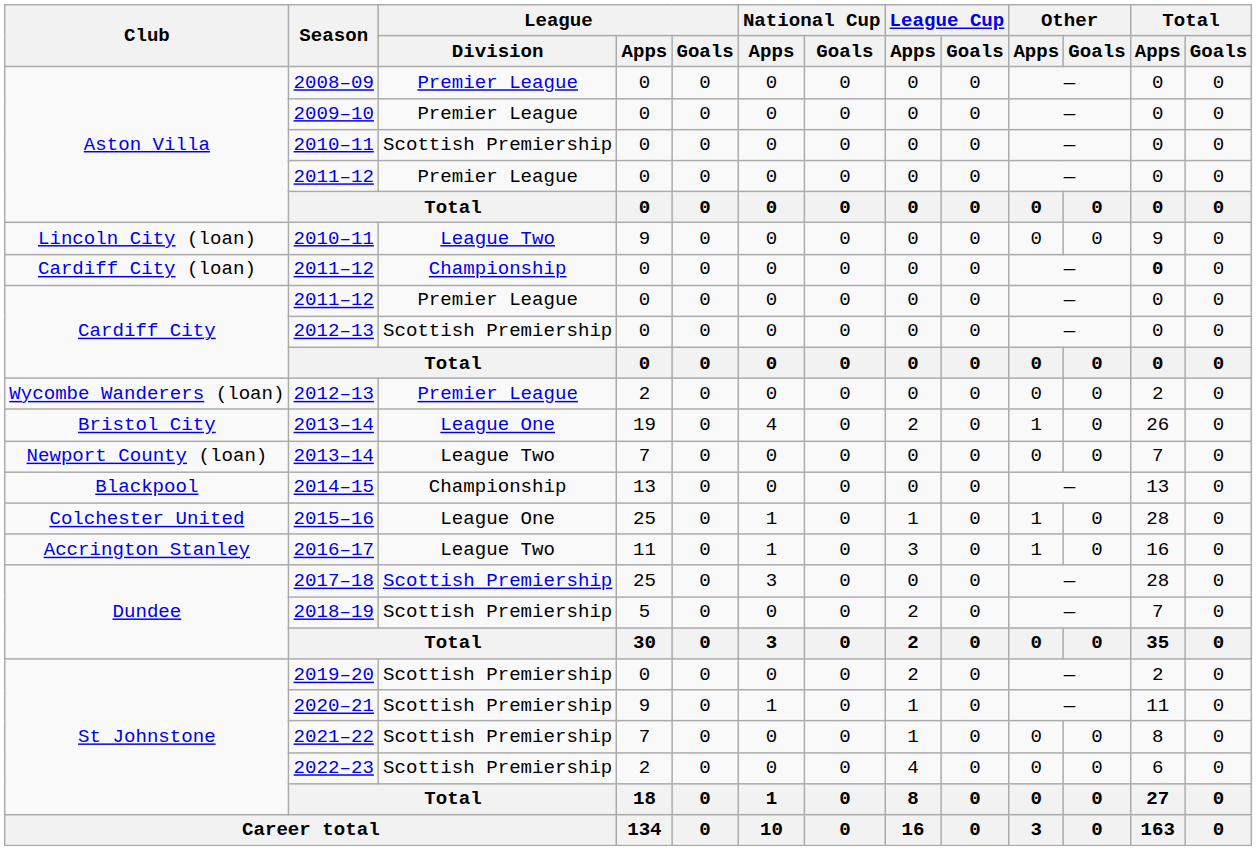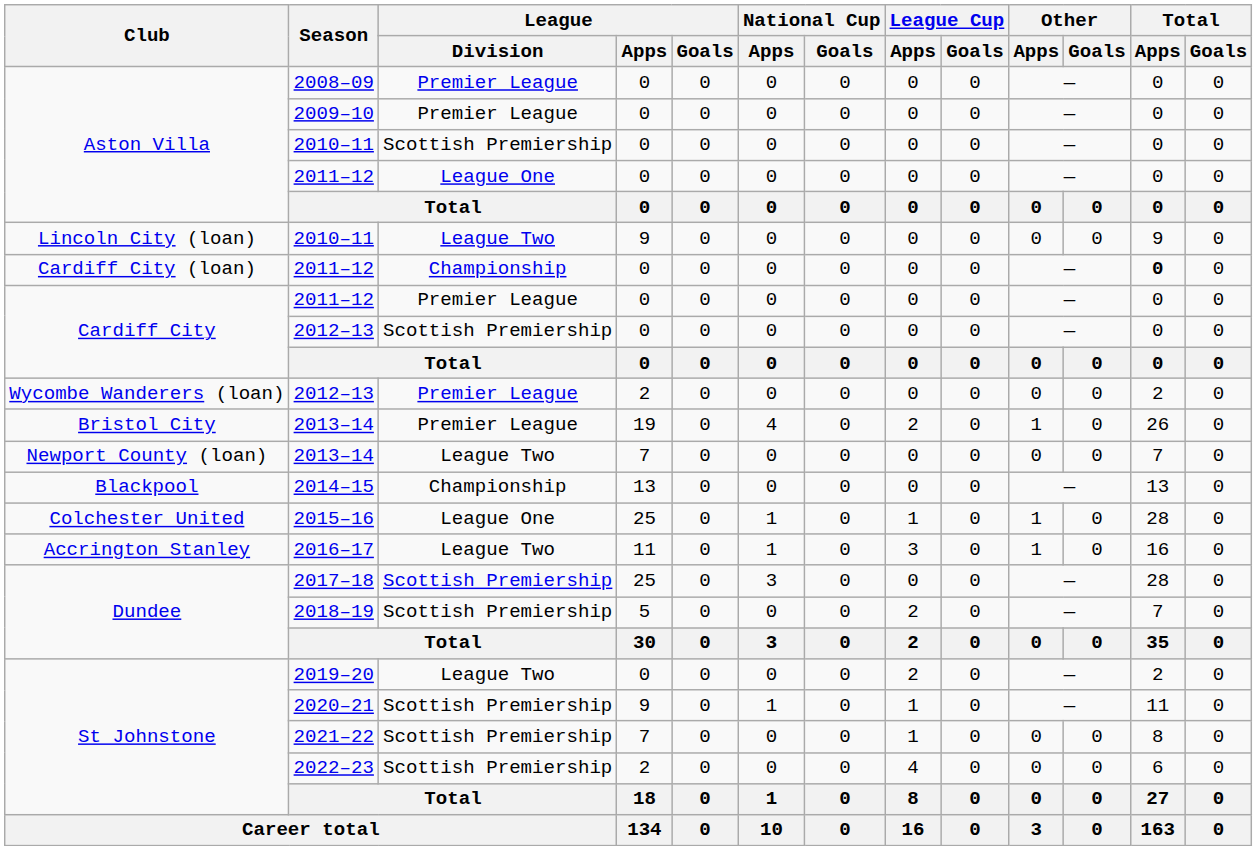(498, 176) Premier League -> (498, 176) League One
(498, 425) League One -> (498, 425) Premier League
(498, 674) Scottish Premiership -> (498, 674) League Two
